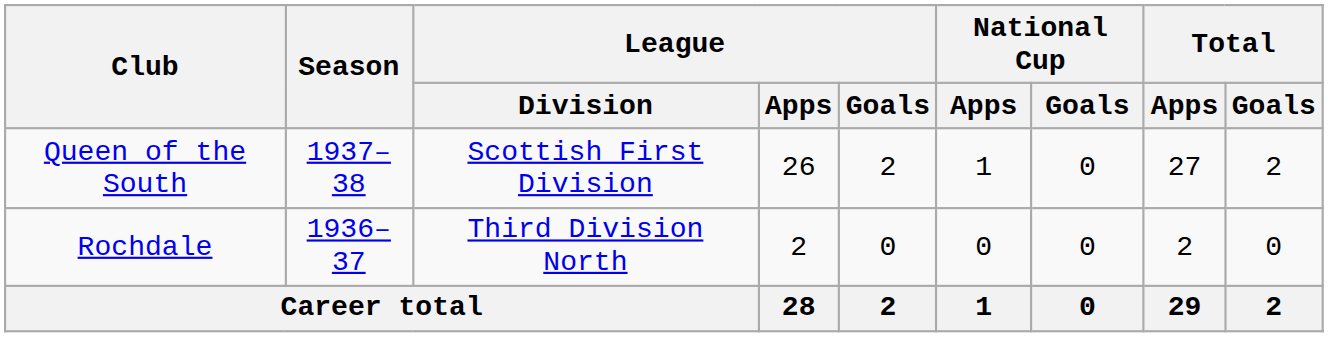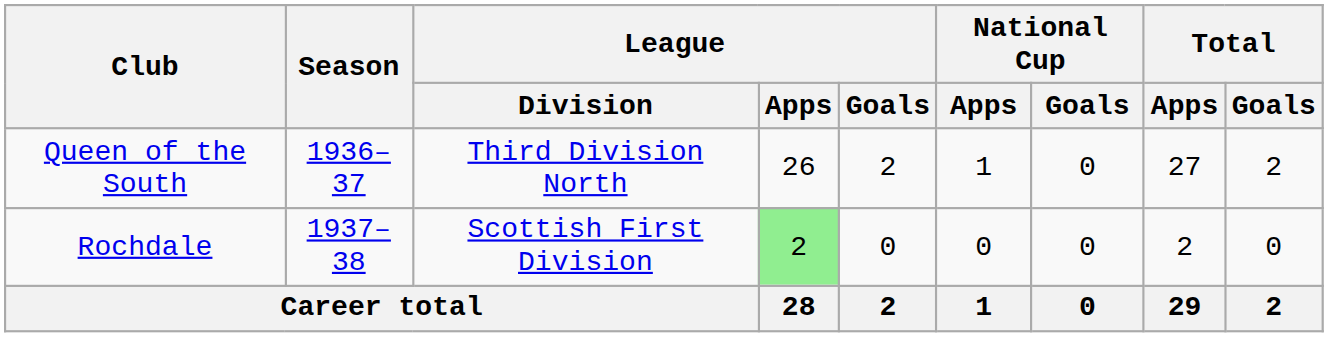(349, 168) 1937–38 -> (349, 168) 1936–37
(585, 168) Scottish First Division -> (585, 168) Third Division North
(349, 246) 1936–37 -> (349, 246) 1937–38
(585, 246) Third Division North -> (585, 246) Scottish First Division
(799, 246) no background -> (799, 246) lightgreen background
